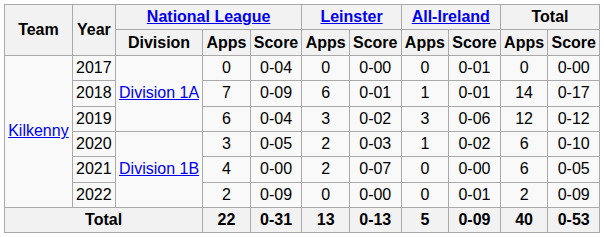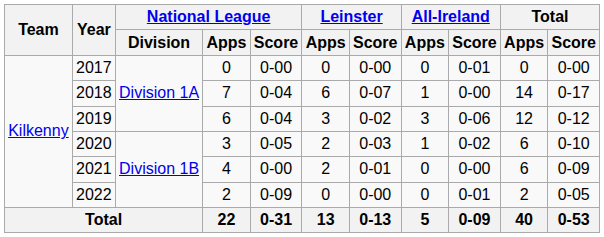(276, 67) 0-04 -> (276, 67) 0-00
(276, 93) 0-09 -> (276, 93) 0-04
(375, 93) 0-01 -> (375, 93) 0-07
(474, 93) 0-01 -> (474, 93) 0-00
(375, 169) 0-07 -> (375, 169) 0-01
(574, 169) 0-05 -> (574, 169) 0-09
(574, 194) 0-09 -> (574, 194) 0-05
